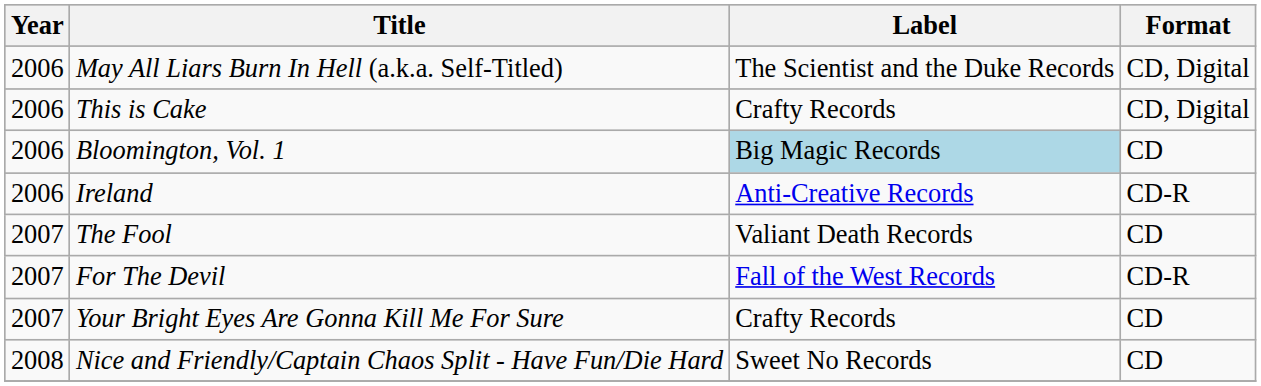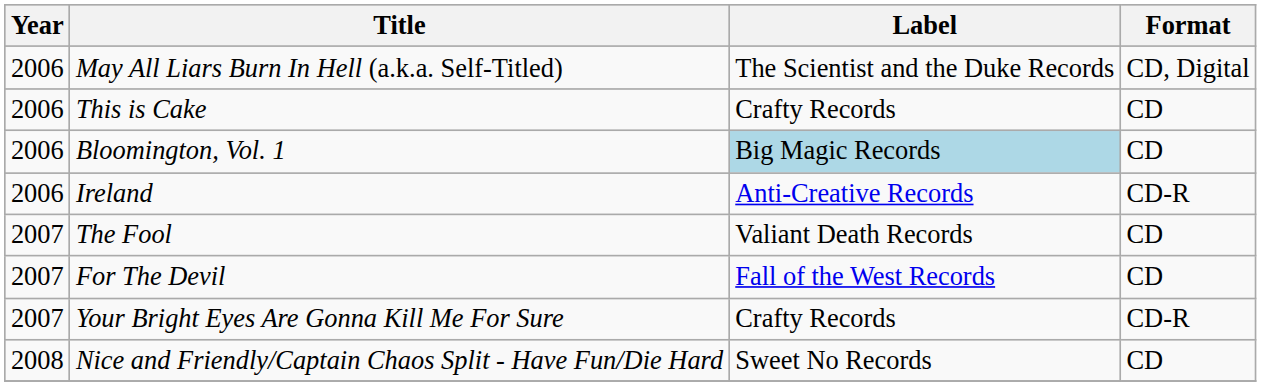(1188, 109) CD, Digital -> (1145, 109) CD
(1158, 276) CD-R -> (1145, 276) CD
(1145, 318) CD -> (1158, 318) CD-R
